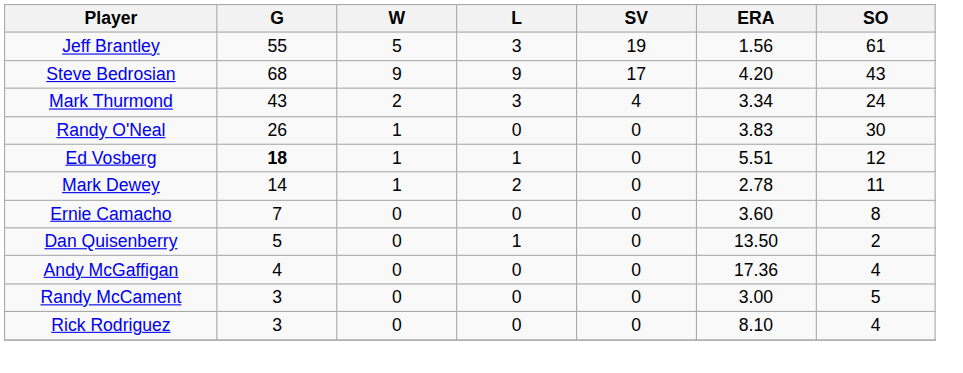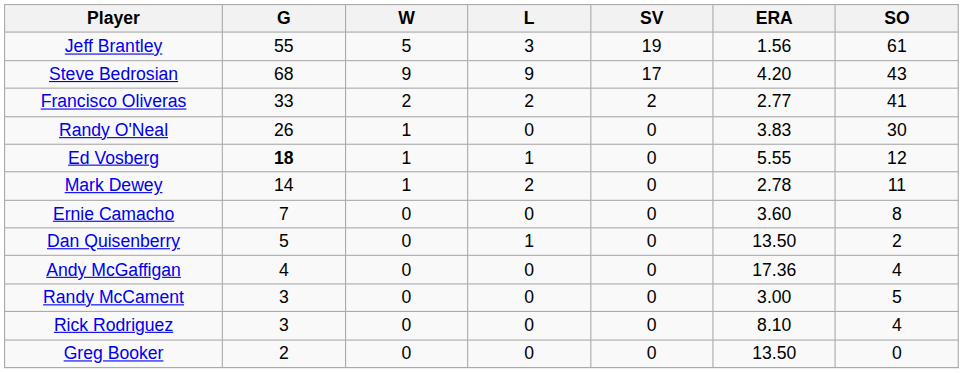- row: (111, 102)
+ row: (114, 102)
(756, 158) 5.51 -> (774, 158) 5.55
+ row: (114, 353)
